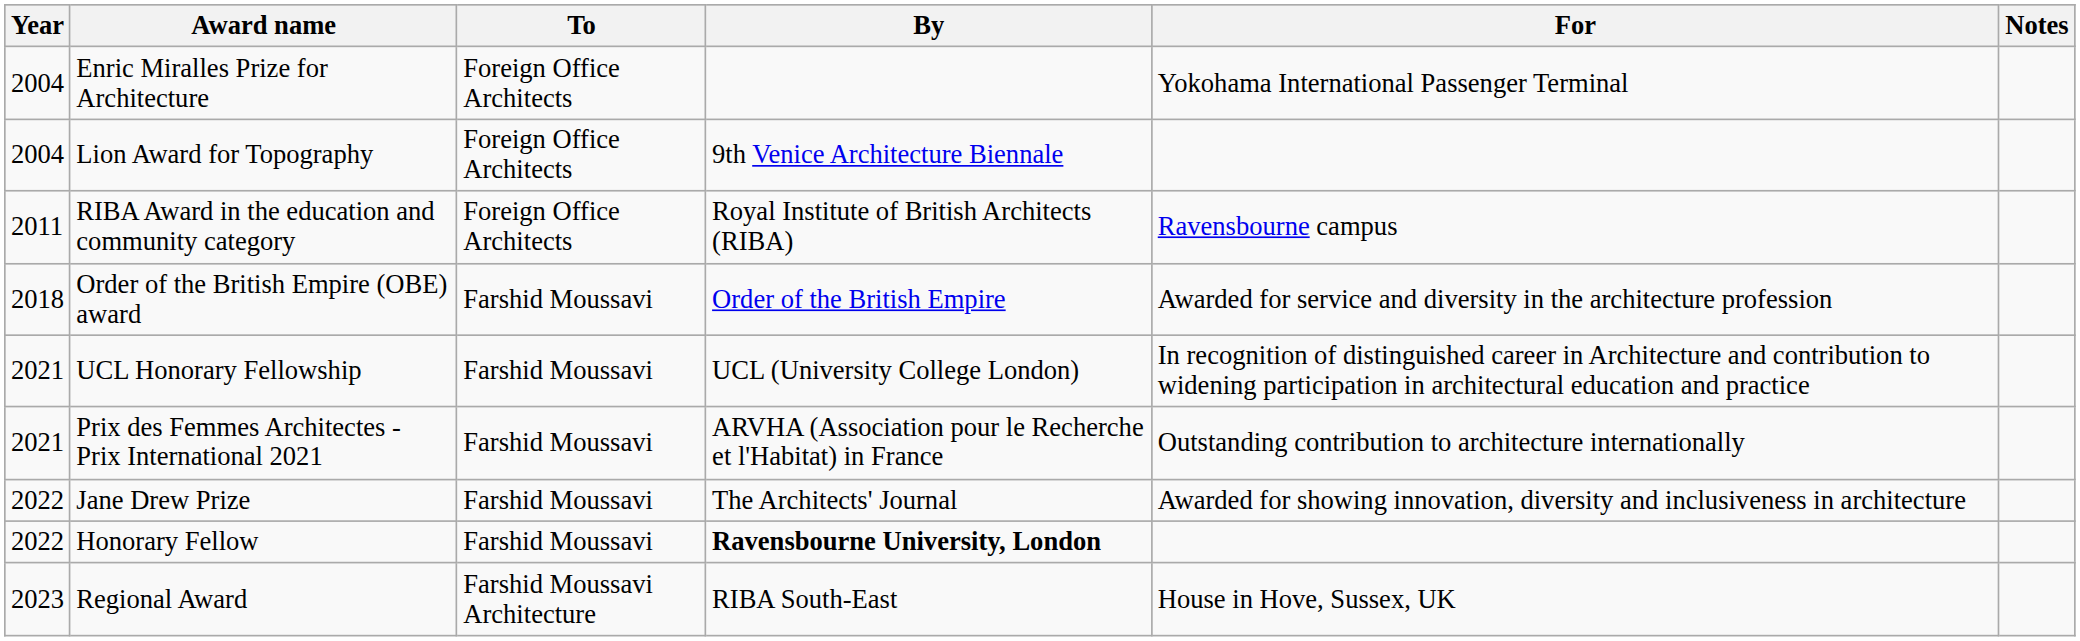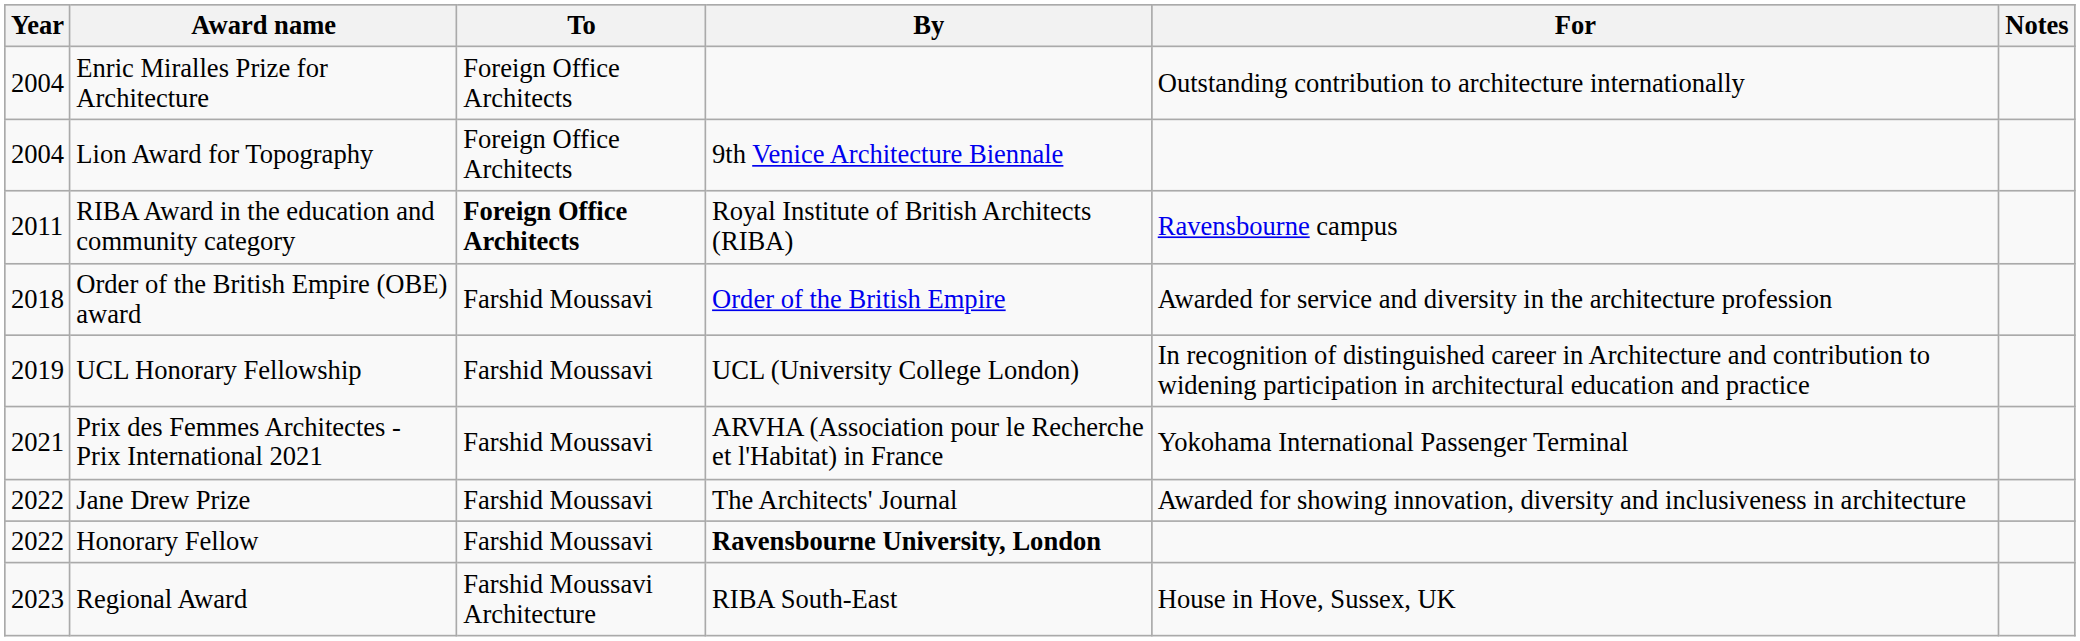(1393, 82) Yokohama International Passenger Terminal -> (1451, 82) Outstanding contribution to architecture internationally
(542, 226) normal -> (545, 226) bold
(38, 370) 2021 -> (38, 370) 2019
(1451, 442) Outstanding contribution to architecture internationally -> (1393, 442) Yokohama International Passenger Terminal
